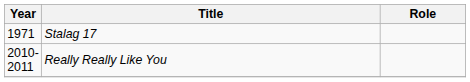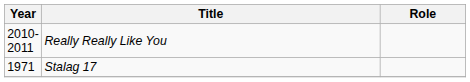rows swapped: (70, 33) <-> (106, 60)
